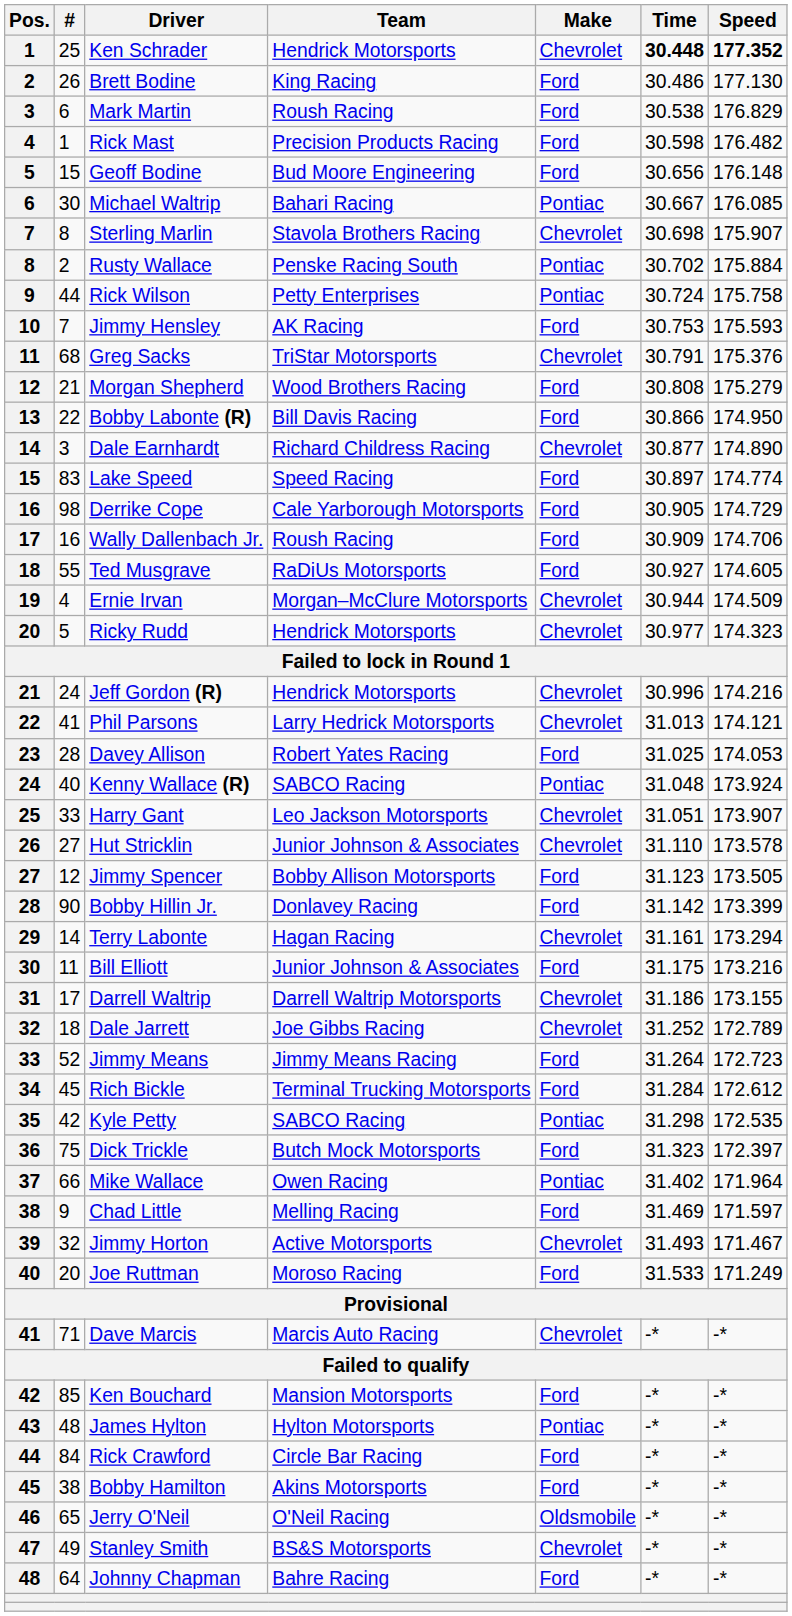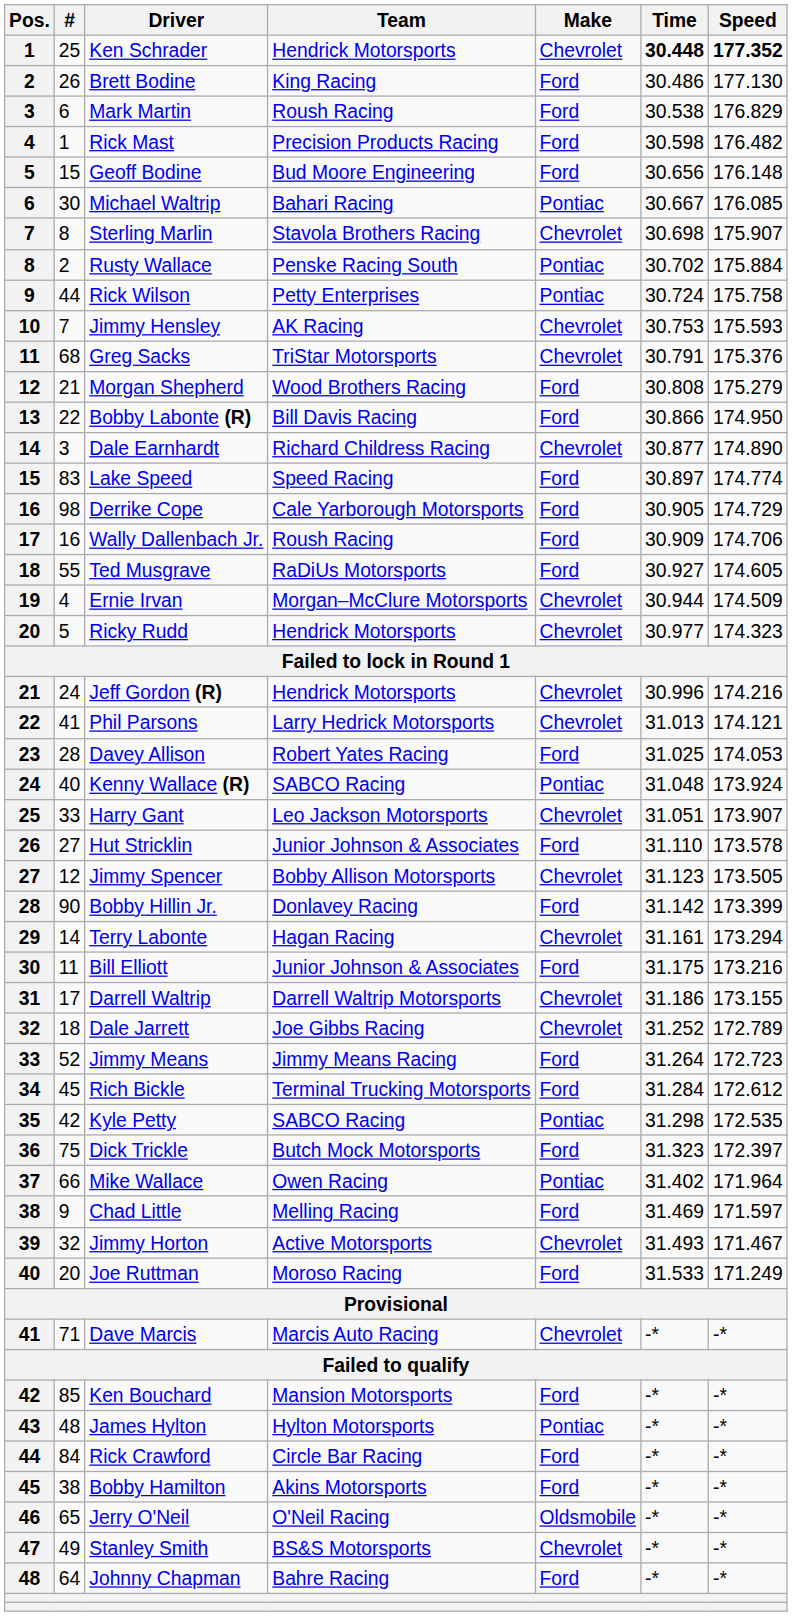(559, 326) Ford -> (581, 326) Chevrolet
(581, 845) Chevrolet -> (559, 845) Ford
(559, 876) Ford -> (581, 876) Chevrolet
